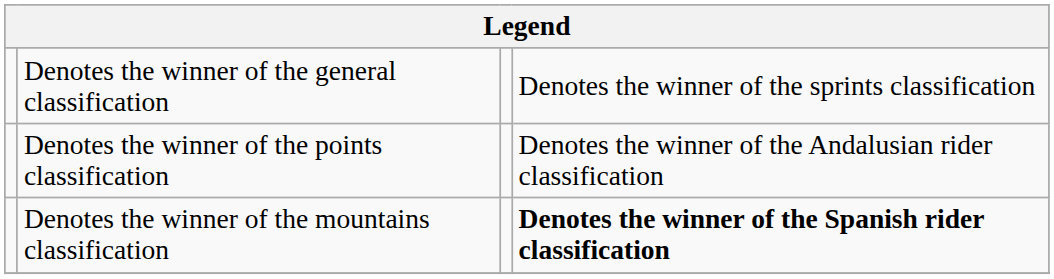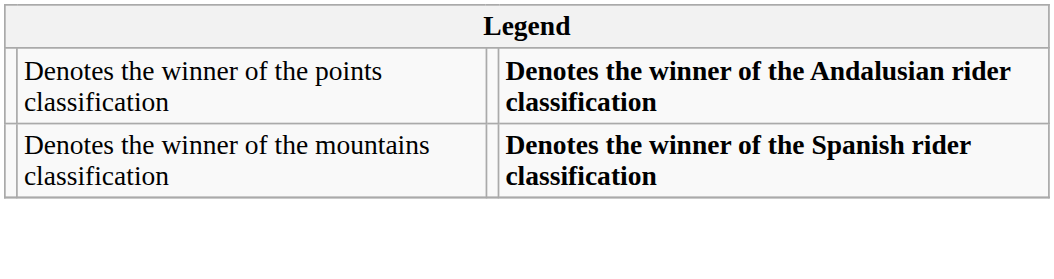- row: (210, 85)
(755, 160) normal -> (758, 85) bold
